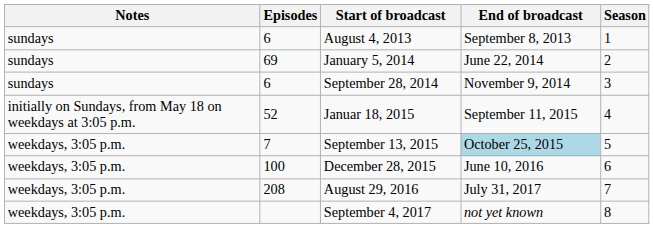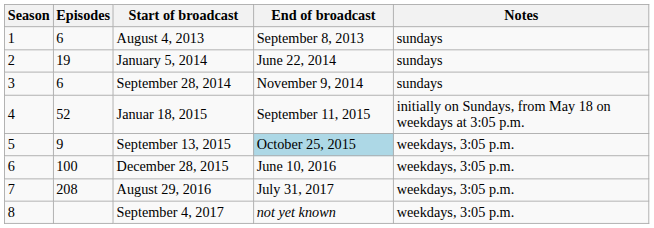columns swapped: (625, 15) <-> (132, 15)
(271, 60) 69 -> (63, 60) 19
(267, 144) 7 -> (60, 144) 9
